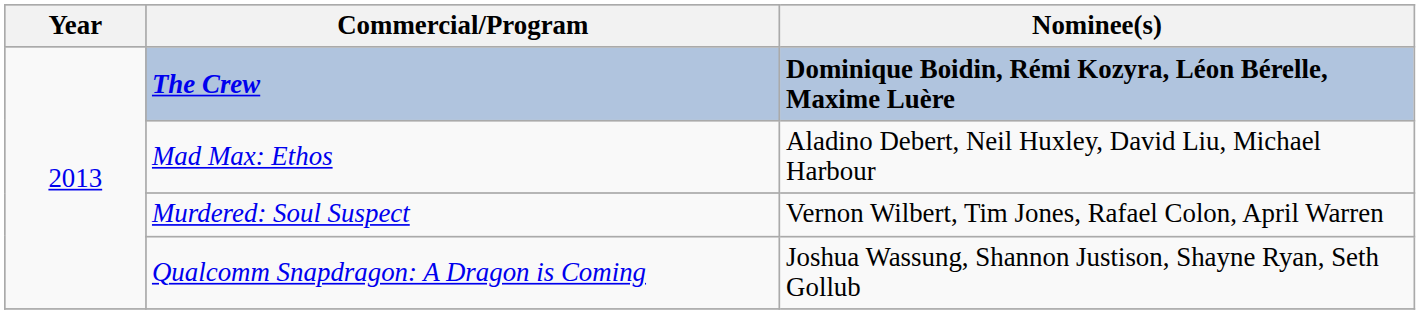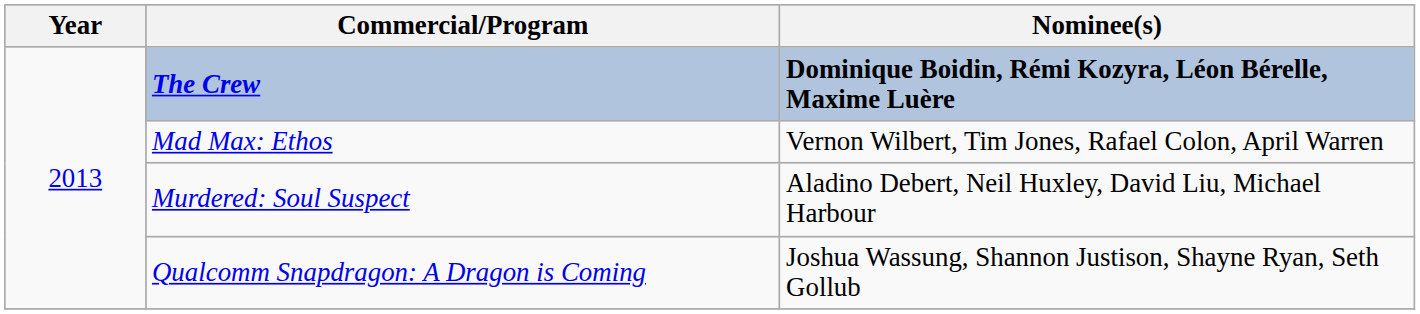(1054, 156) Aladino Debert, Neil Huxley, David Liu, Michael Harbour -> (1085, 141) Vernon Wilbert, Tim Jones, Rafael Colon, April Warren
(1085, 214) Vernon Wilbert, Tim Jones, Rafael Colon, April Warren -> (1054, 199) Aladino Debert, Neil Huxley, David Liu, Michael Harbour
